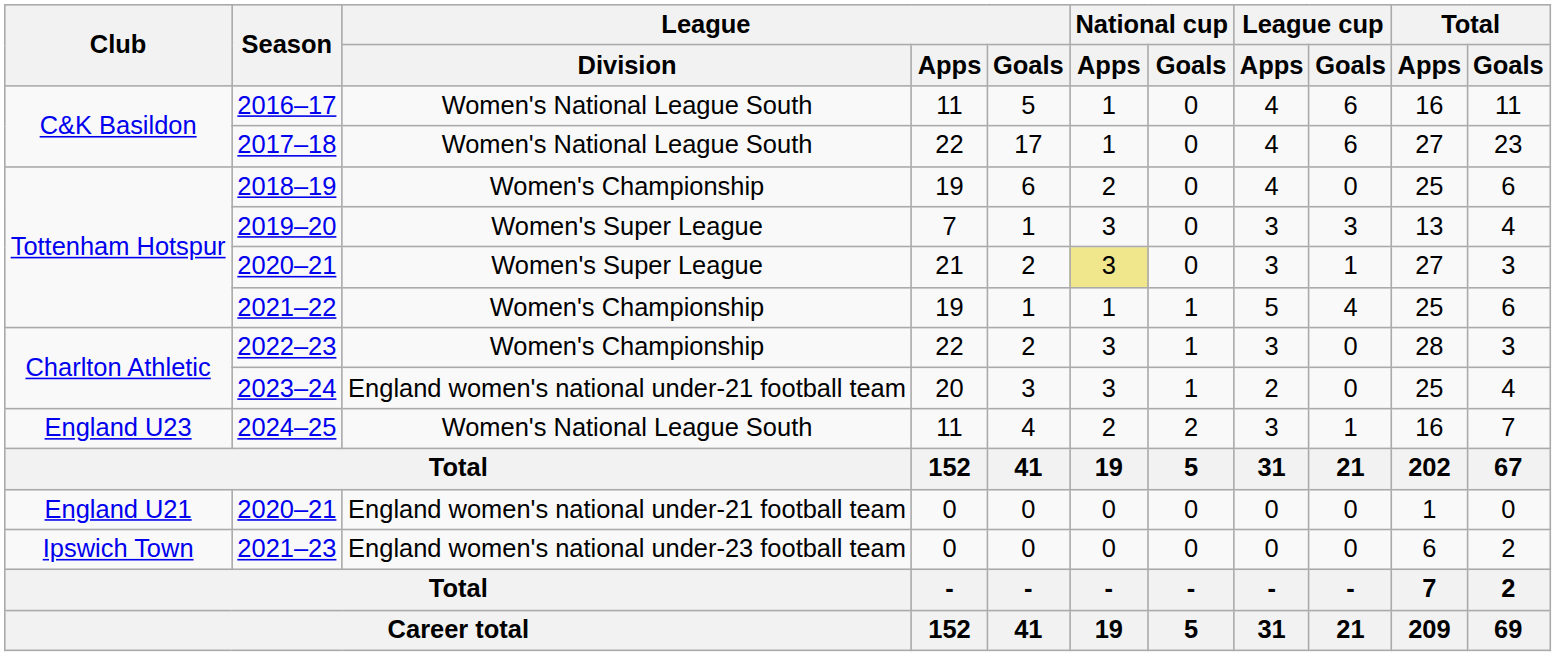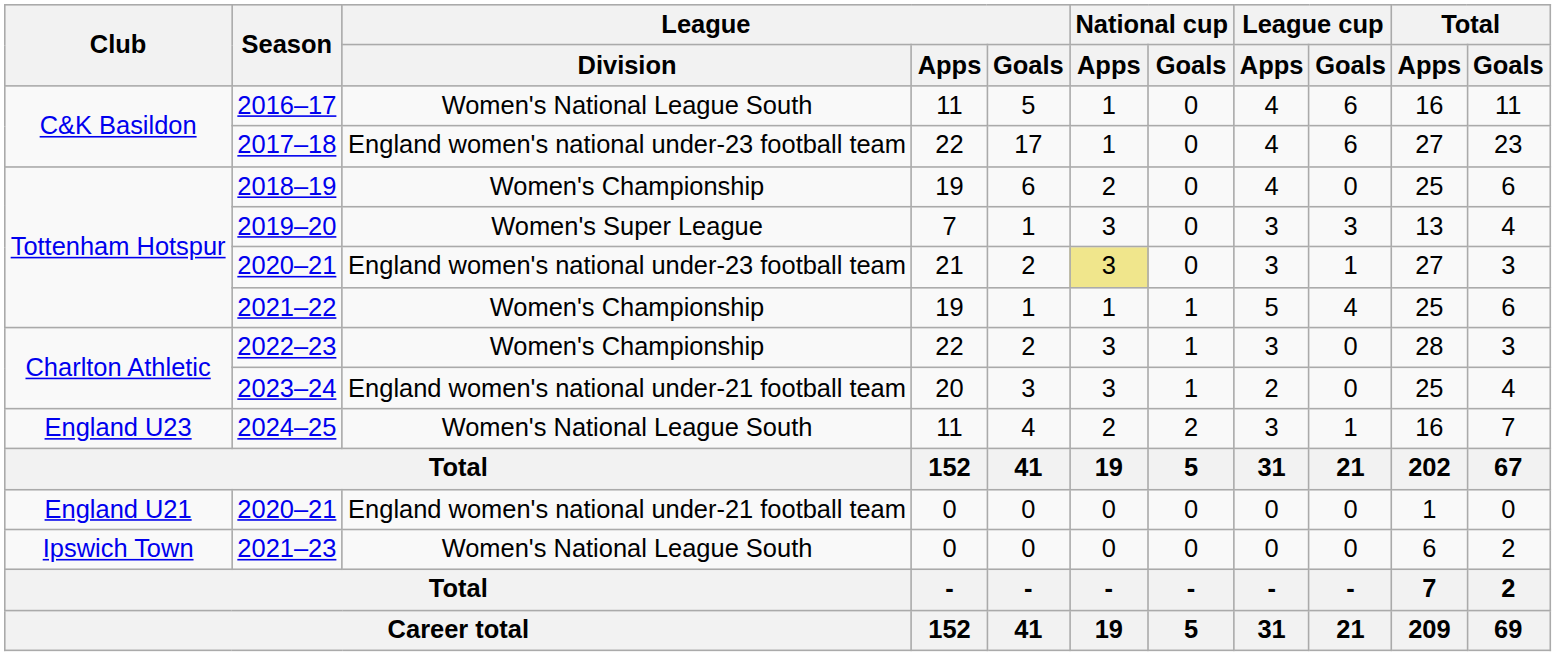(627, 145) Women's National League South -> (627, 145) England women's national under-23 football team
(627, 266) Women's Super League -> (627, 266) England women's national under-23 football team
(627, 549) England women's national under-23 football team -> (627, 549) Women's National League South
